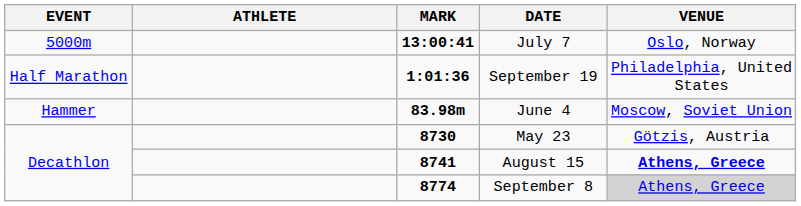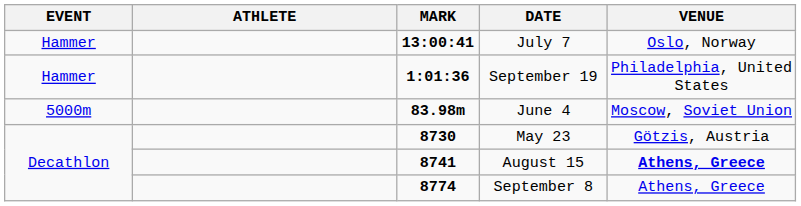(69, 42) 5000m -> (69, 42) Hammer
(69, 77) Half Marathon -> (69, 77) Hammer
(69, 111) Hammer -> (69, 111) 5000m
(702, 187) lightgrey background -> (702, 187) no background
